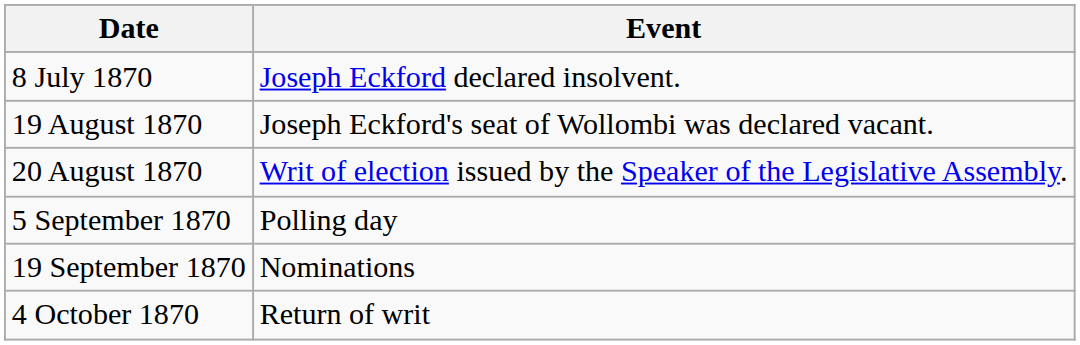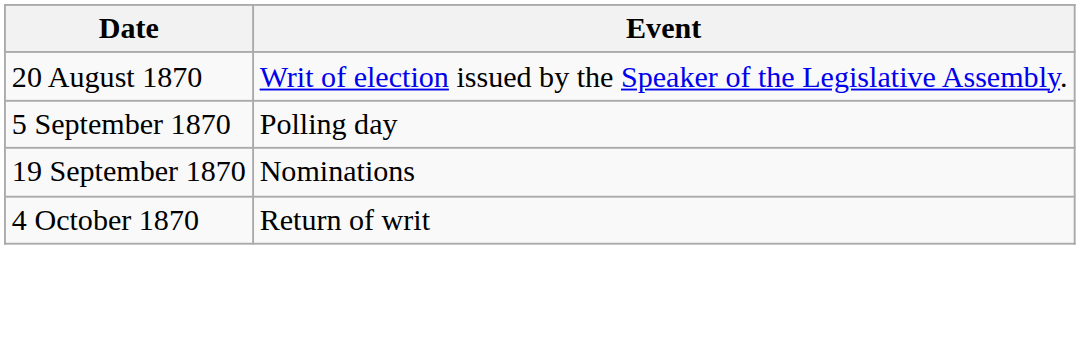- row: (82, 76)
- row: (107, 123)
